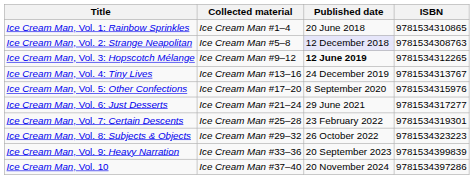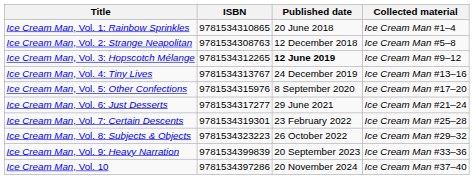columns swapped: (250, 12) <-> (431, 12)
(347, 43) lavender background -> (316, 43) no background
